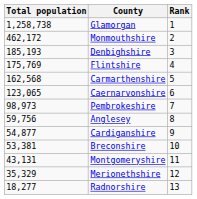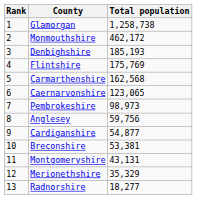columns swapped: (180, 11) <-> (46, 11)
